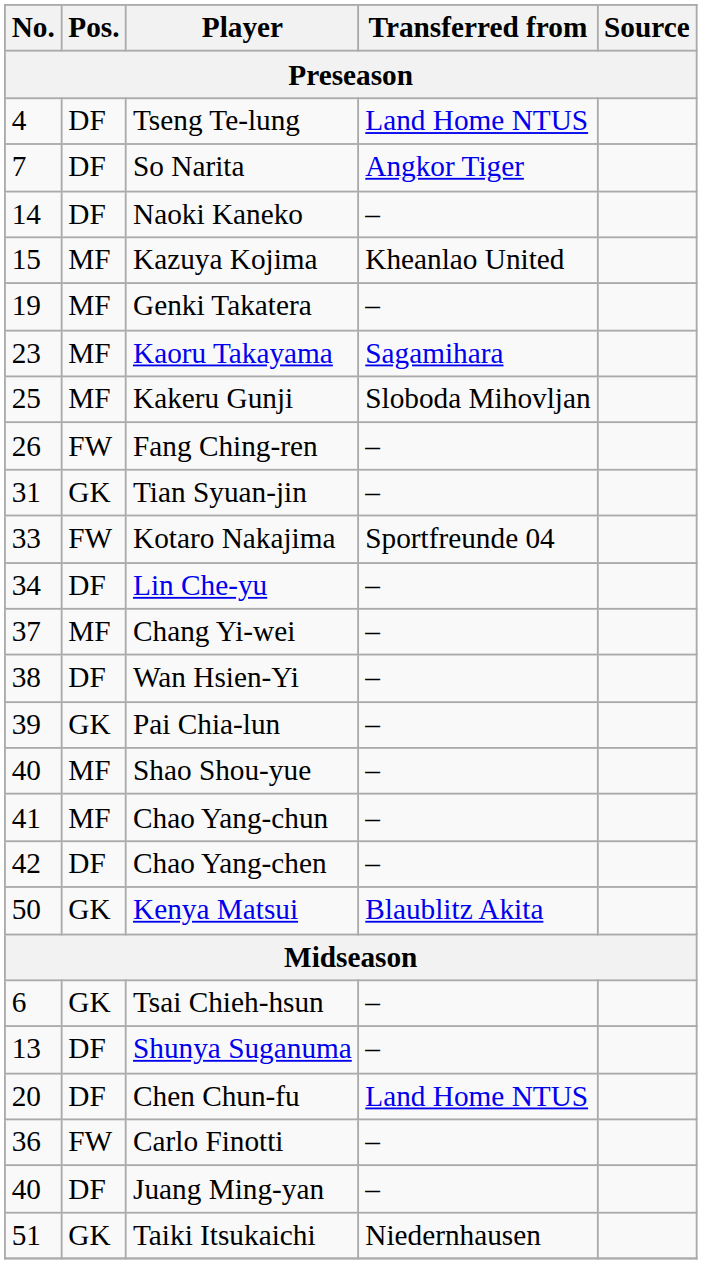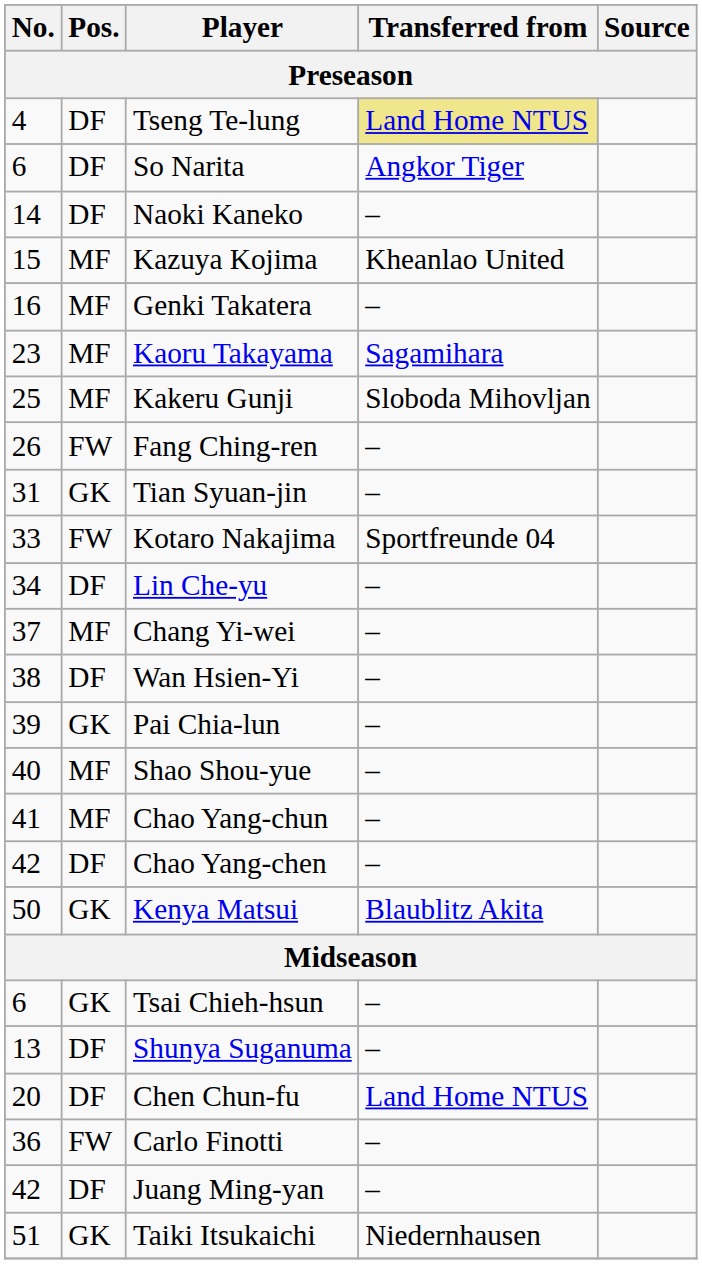(477, 120) no background -> (477, 120) khaki background
(19, 167) 7 -> (19, 167) 6
(26, 306) 19 -> (26, 306) 16
(26, 1188) 40 -> (26, 1188) 42
